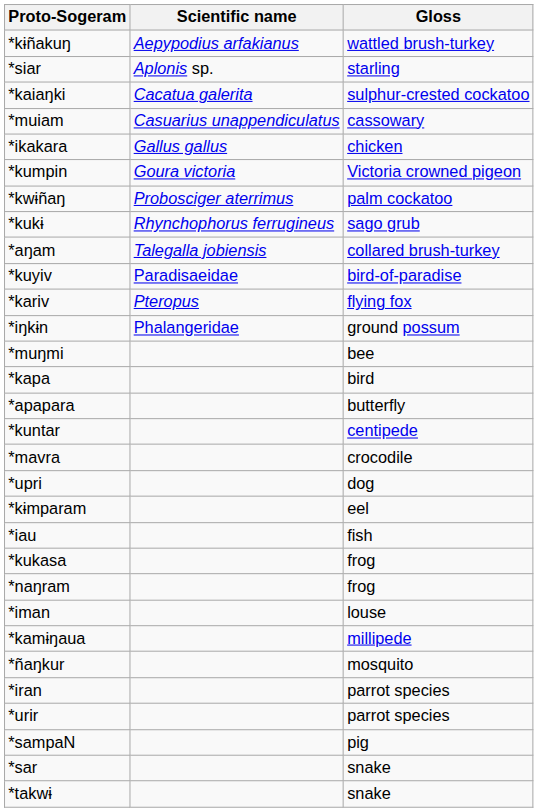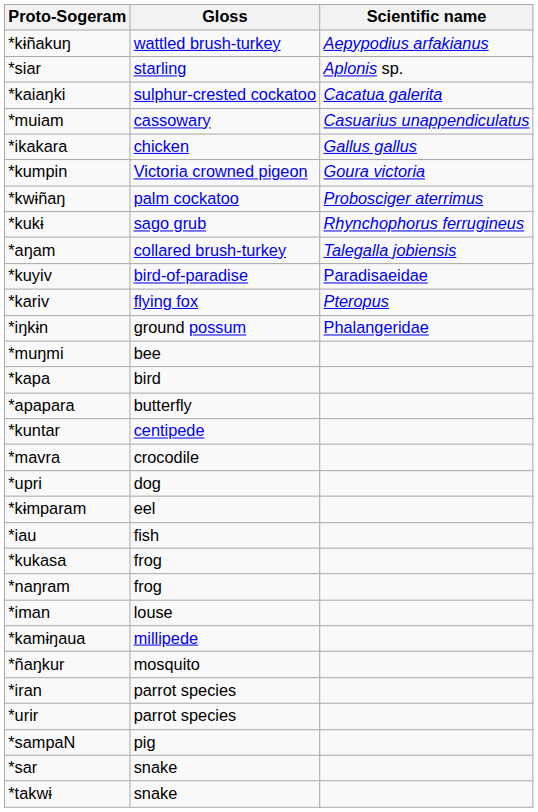columns swapped: (438, 17) <-> (237, 17)
